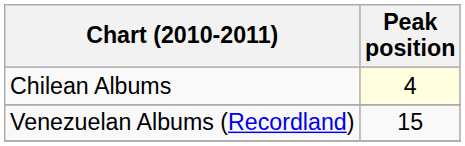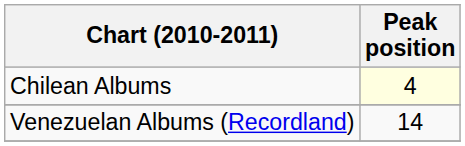(410, 122) 15 -> (410, 122) 14
